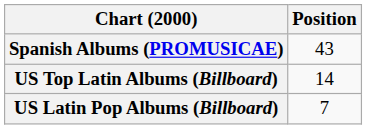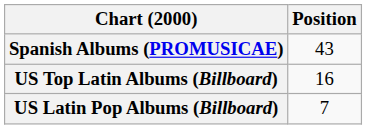(324, 78) 14 -> (324, 78) 16
